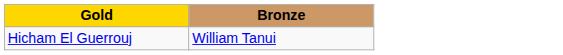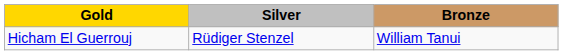+ column: (281, 15)
